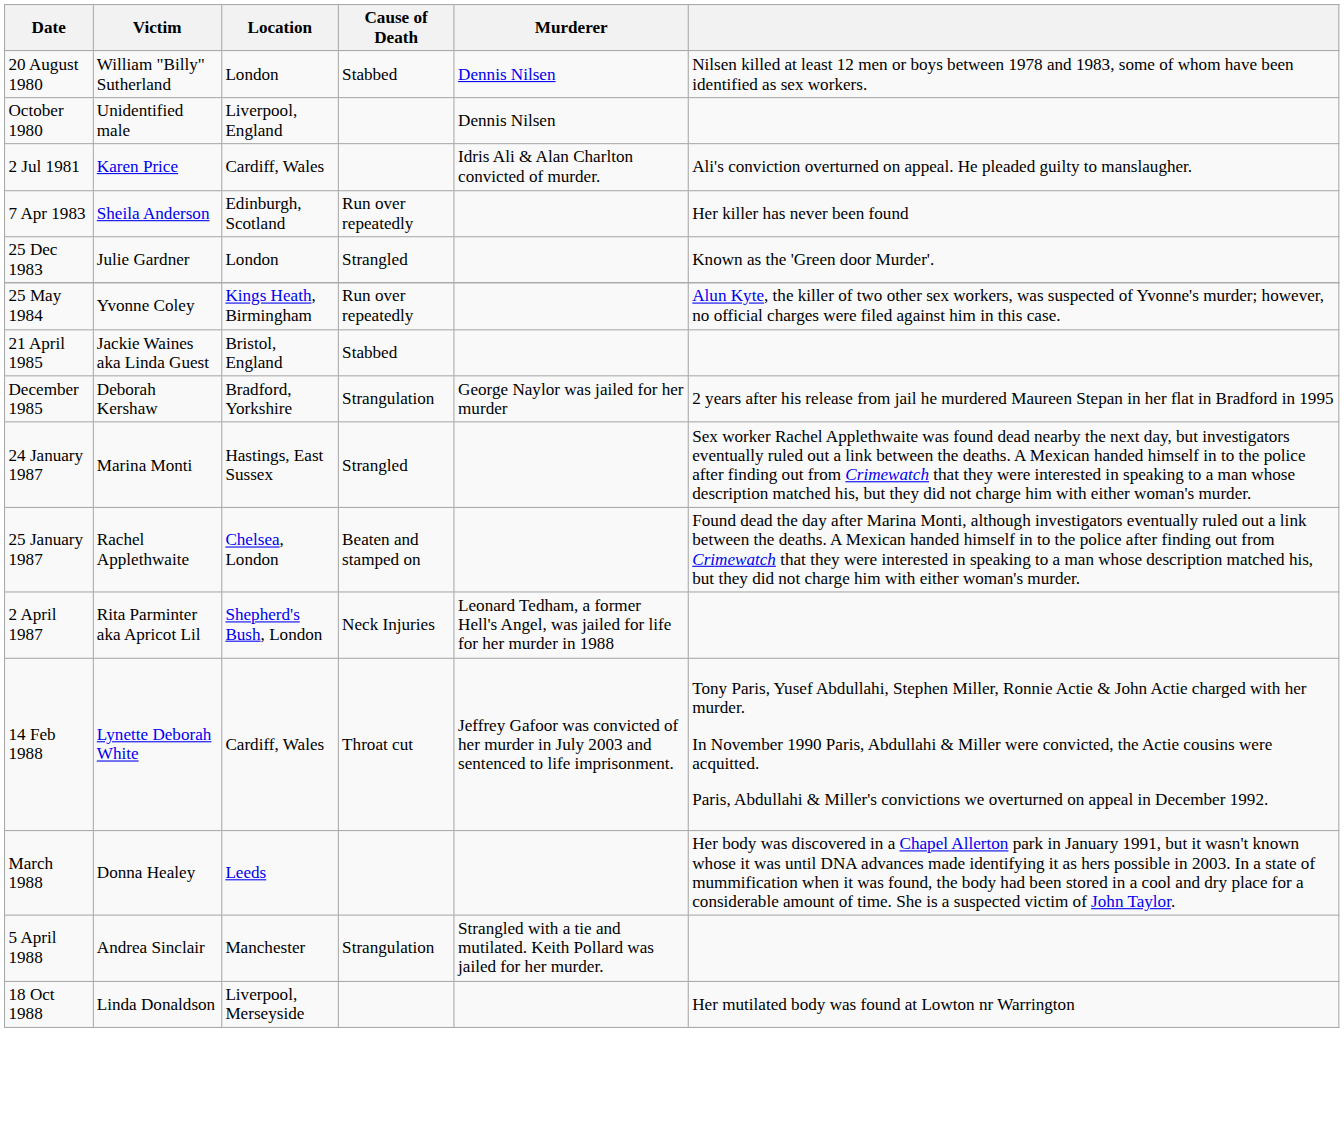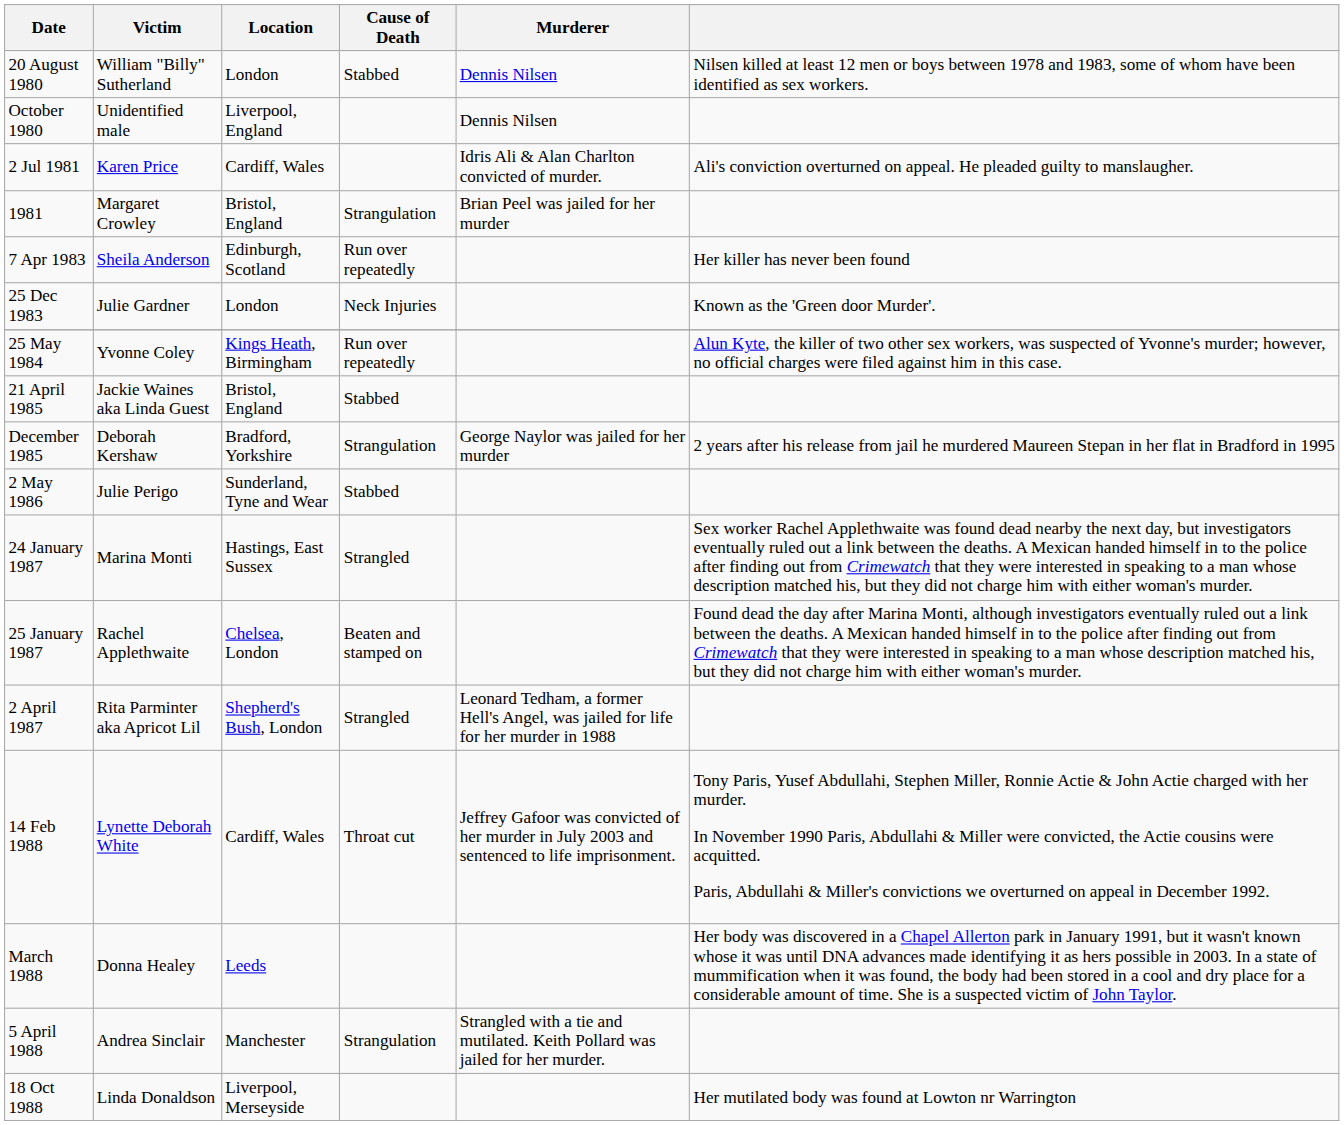+ row: (26, 213)
(375, 259) Strangled -> (390, 306) Neck Injuries
+ row: (31, 491)
(388, 624) Neck Injuries -> (377, 717) Strangled
